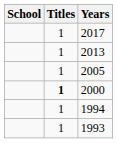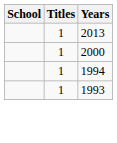- row: (93, 33)
- row: (93, 71)
(61, 90) bold -> (61, 52) normal
